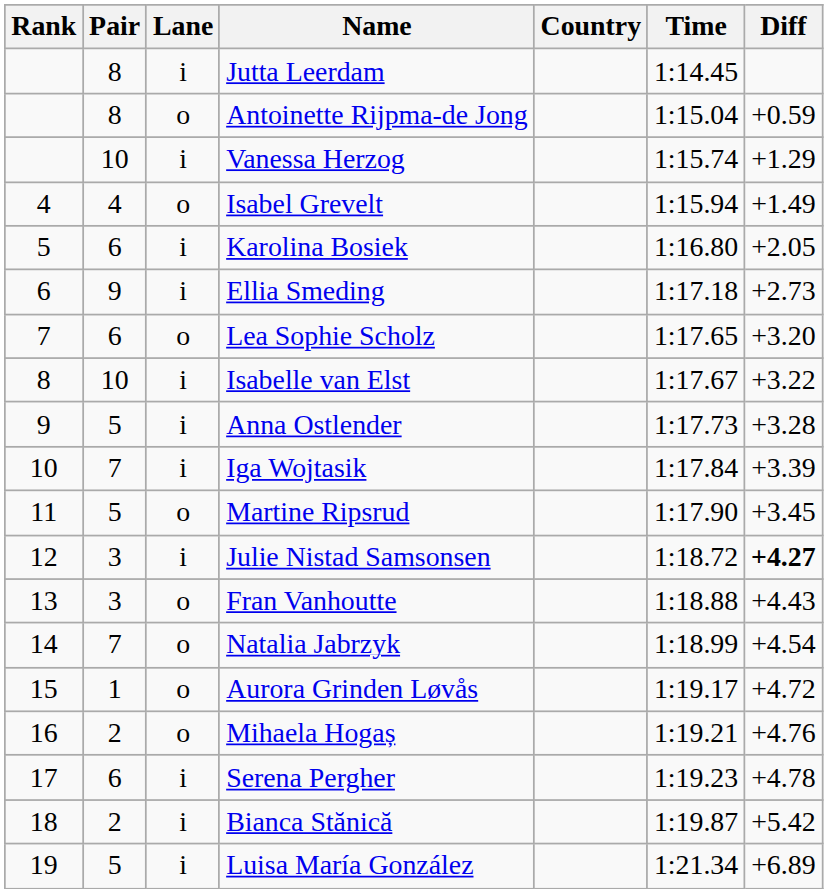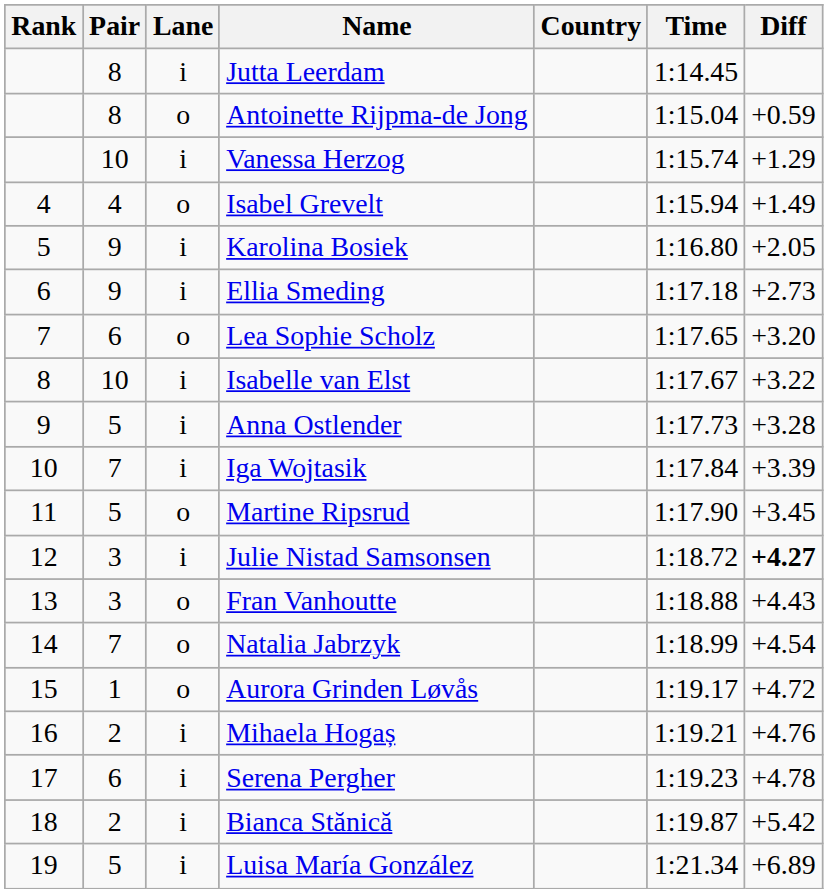(115, 247) 6 -> (115, 247) 9
(183, 733) o -> (183, 733) i
